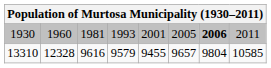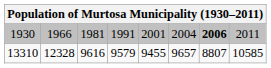(59, 33) 1960 -> (59, 33) 1966
(123, 33) 1993 -> (123, 33) 1991
(184, 33) 2005 -> (184, 33) 2004
(214, 53) 9804 -> (214, 53) 8807
